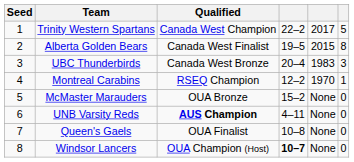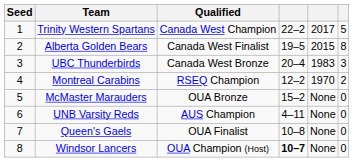(344, 81) 1 -> (344, 81) 2
(218, 115) bold -> (218, 115) normal
